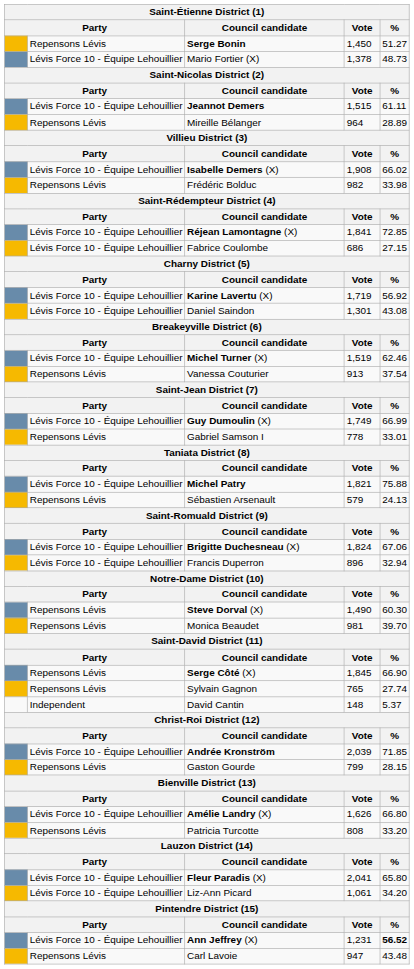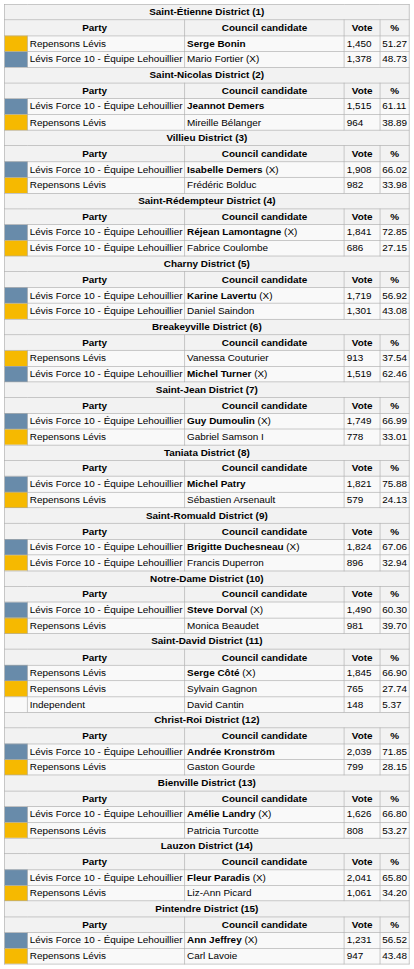(395, 122) 28.89 -> (395, 122) 38.89
rows swapped: (227, 358) <-> (228, 374)
(68, 610) Repensons Lévis -> (106, 610) Lévis Force 10 - Équipe Lehouillier
(395, 830) 33.20 -> (395, 830) 53.27
(106, 893) Lévis Force 10 - Équipe Lehouillier -> (68, 893) Repensons Lévis
(395, 940) bold -> (395, 940) normal
